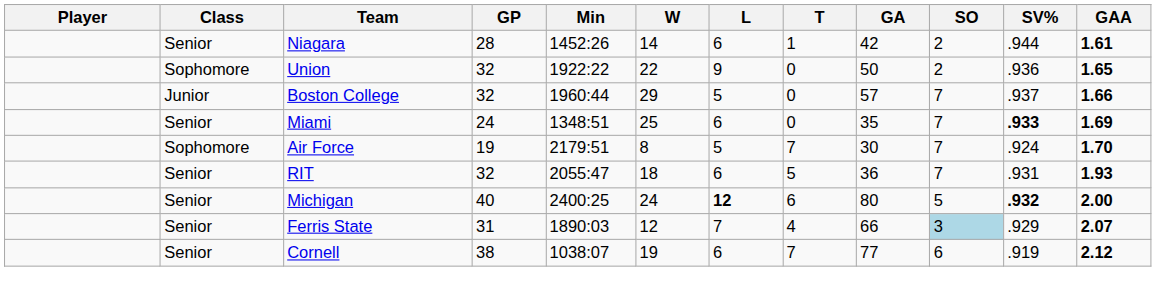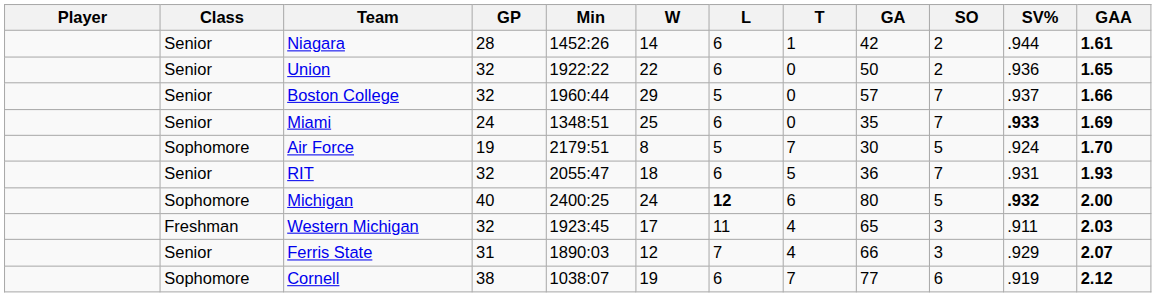(207, 69) Sophomore -> (188, 69) Senior
(718, 69) 9 -> (718, 69) 6
(187, 95) Junior -> (188, 95) Senior
(938, 148) 7 -> (938, 148) 5
(188, 200) Senior -> (207, 200) Sophomore
+ row: (353, 226)
(938, 226) lightblue background -> (938, 252) no background
(188, 252) Senior -> (207, 278) Sophomore
